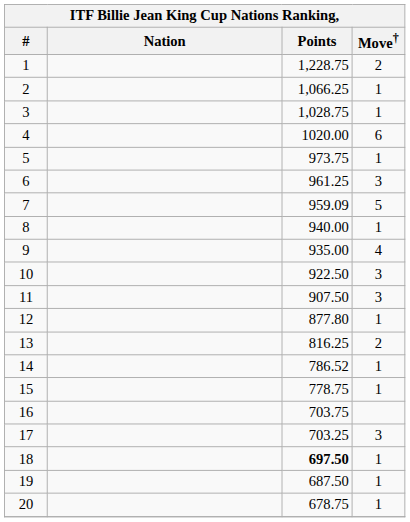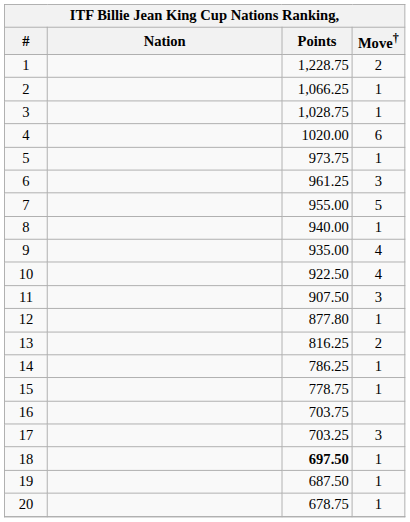(329, 204) 959.09 -> (329, 204) 955.00
(378, 273) 3 -> (378, 273) 4
(329, 366) 786.52 -> (329, 366) 786.25
